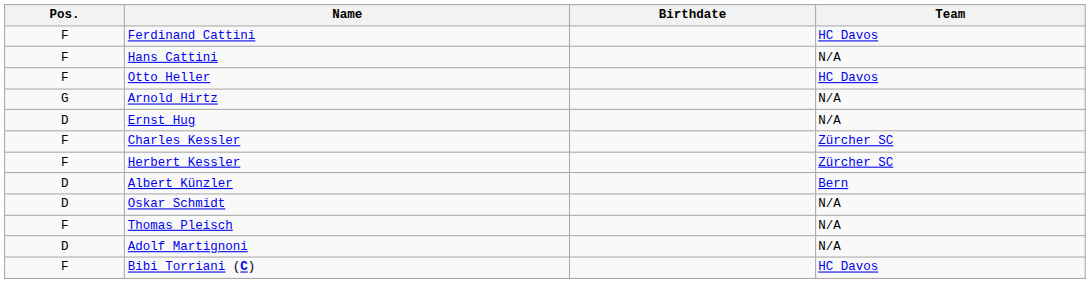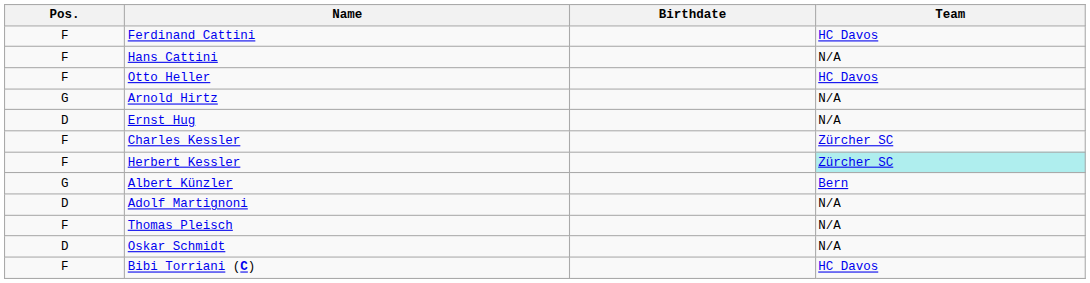(856, 162) no background -> (856, 162) paleturquoise background
(65, 183) D -> (65, 183) G
rows swapped: (188, 246) <-> (177, 204)
